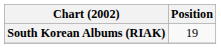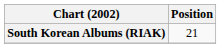(192, 33) 19 -> (192, 33) 21
